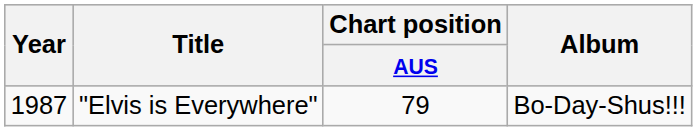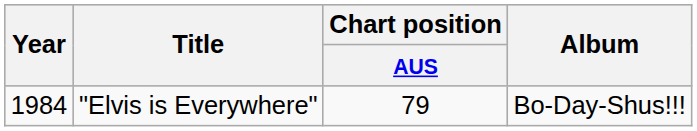(39, 105) 1987 -> (39, 105) 1984
